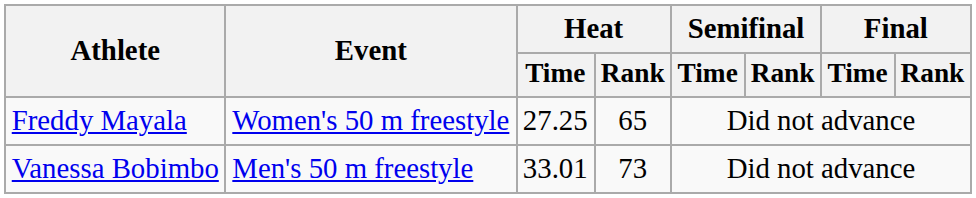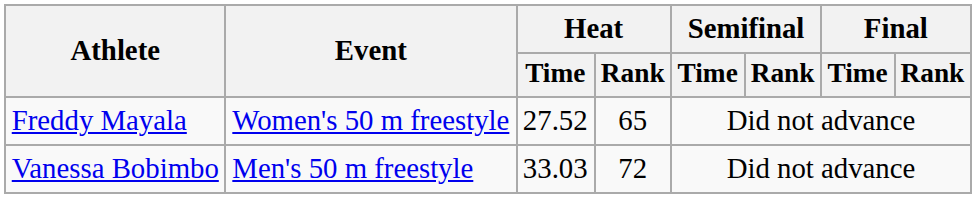(555, 121) 27.25 -> (555, 121) 27.52
(555, 168) 33.01 -> (555, 168) 33.03
(633, 168) 73 -> (633, 168) 72
